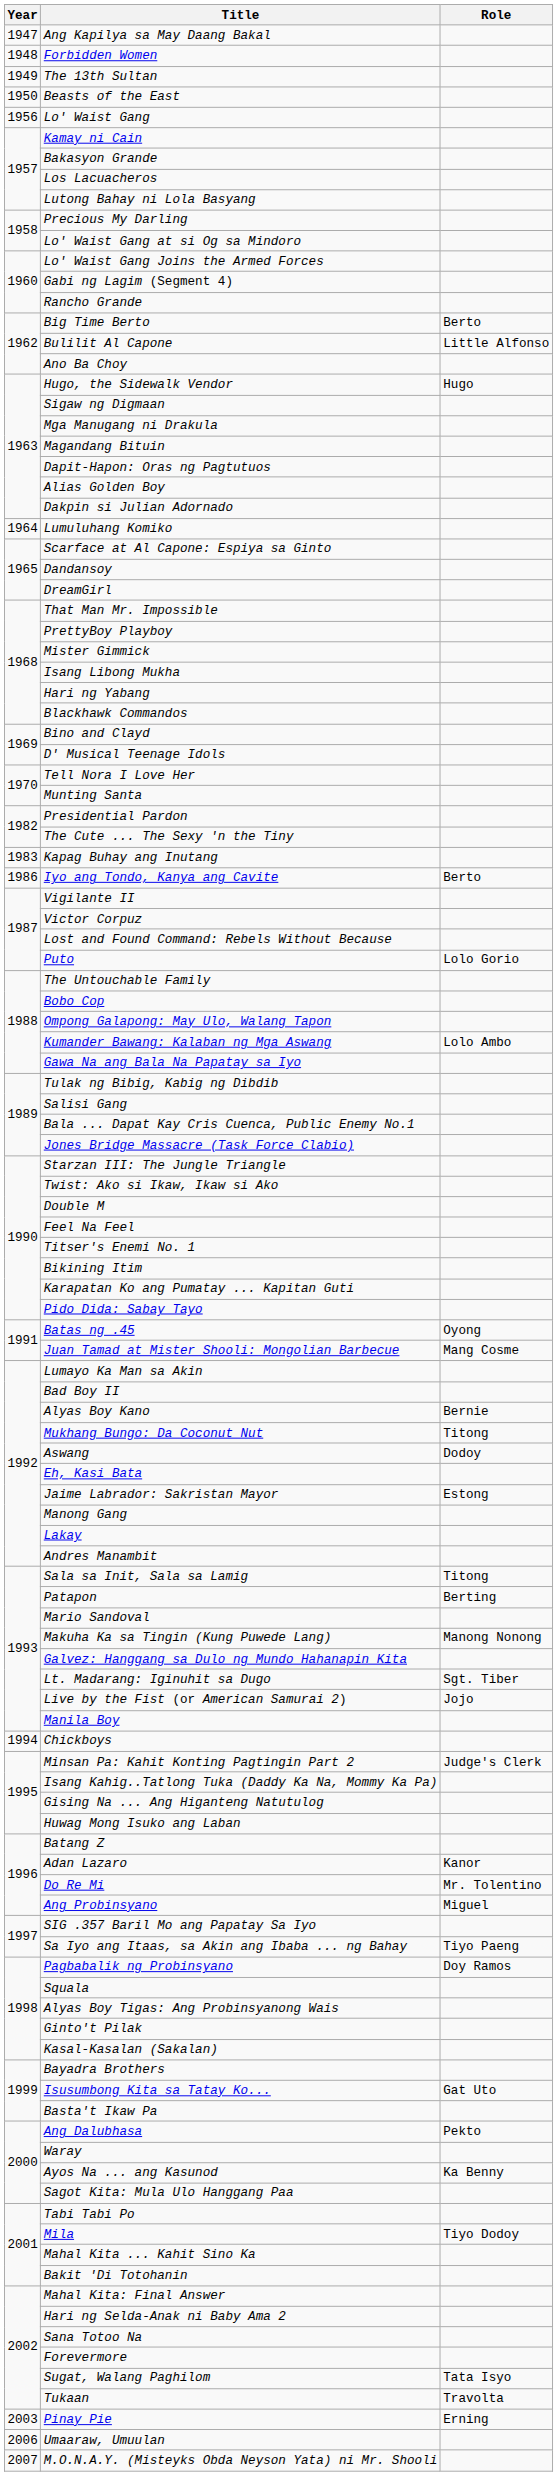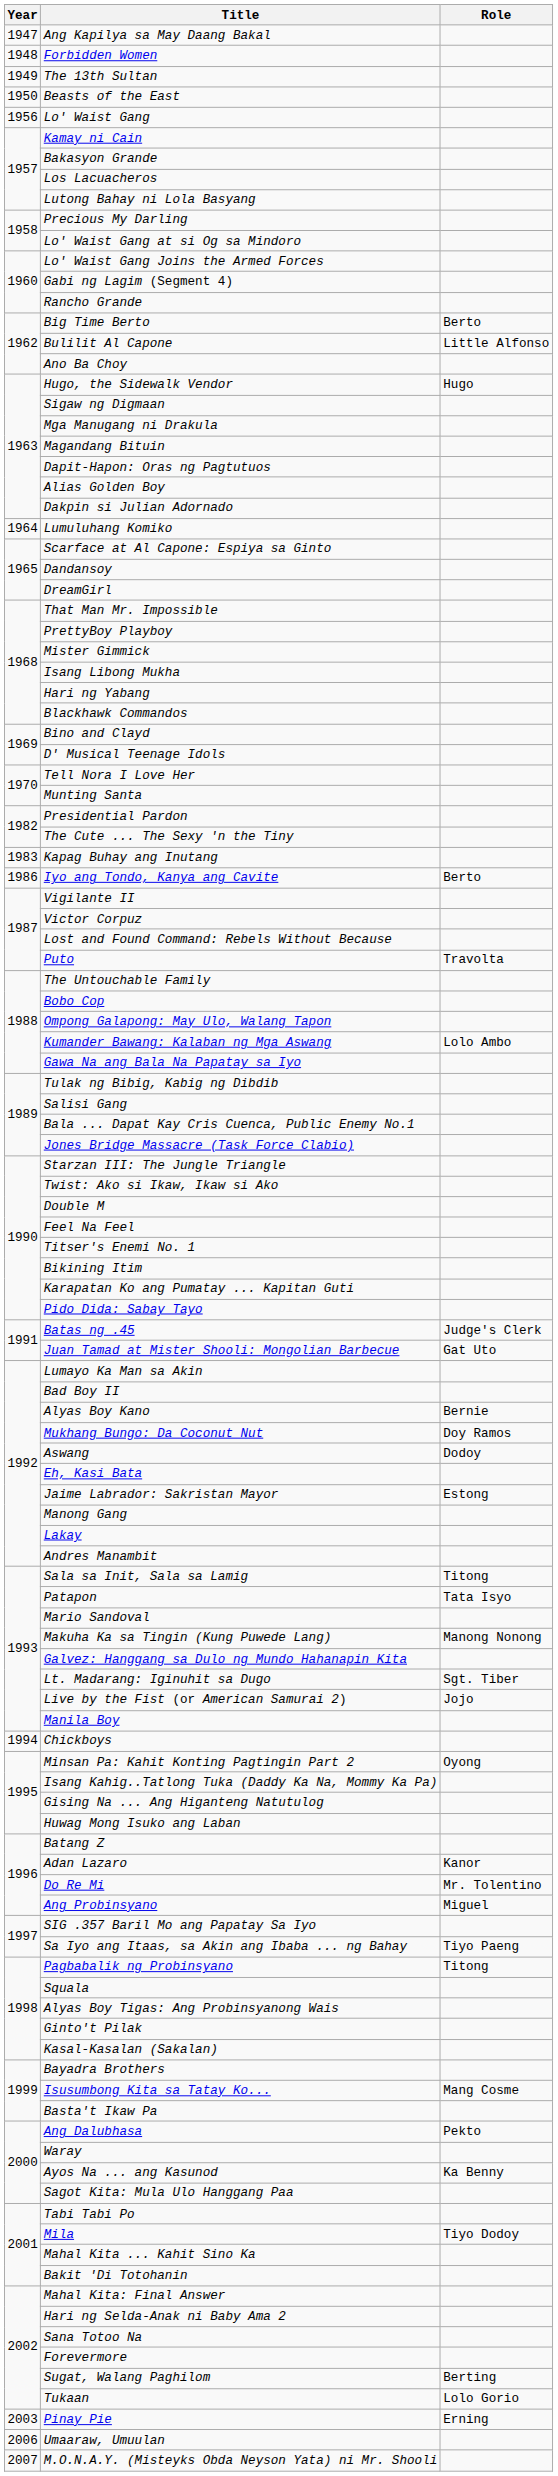(481, 960) Lolo Gorio -> (474, 960) Travolta
(462, 1330) Oyong -> (492, 1330) Judge's Clerk
(481, 1351) Mang Cosme -> (470, 1351) Gat Uto
(466, 1433) Titong -> (477, 1433) Doy Ramos
(470, 1597) Berting -> (477, 1597) Tata Isyo
(492, 1762) Judge's Clerk -> (462, 1762) Oyong
(477, 1967) Doy Ramos -> (466, 1967) Titong
(470, 2091) Gat Uto -> (481, 2091) Mang Cosme
(477, 2378) Tata Isyo -> (470, 2378) Berting
(474, 2399) Travolta -> (481, 2399) Lolo Gorio
